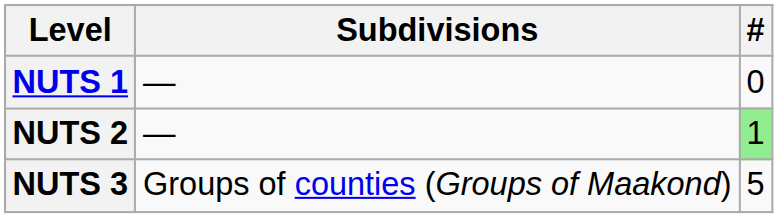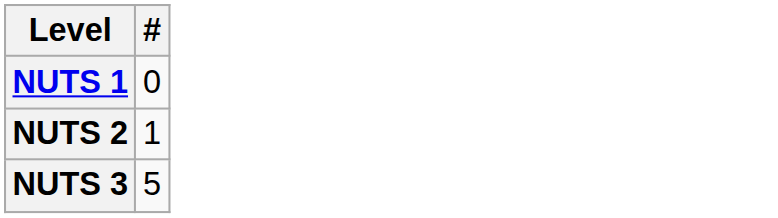- column: (437, 30)
(756, 133) lightgreen background -> (152, 133) no background
